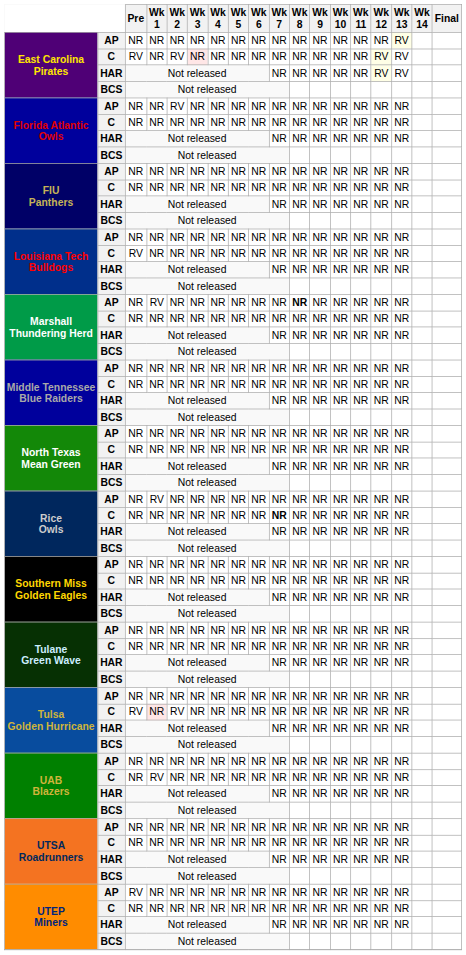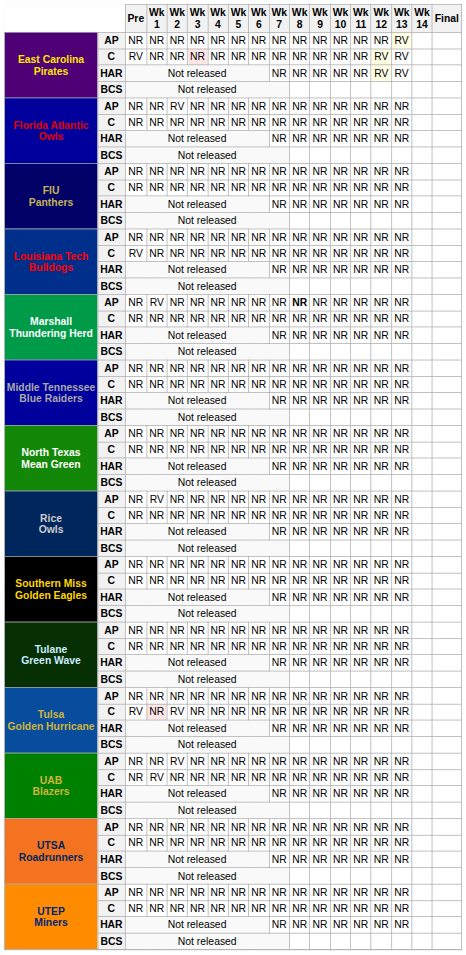(177, 57) RV -> (177, 57) NR
(279, 516) bold -> (279, 516) normal
(177, 762) NR -> (177, 762) RV
(136, 893) RV -> (136, 893) NR
